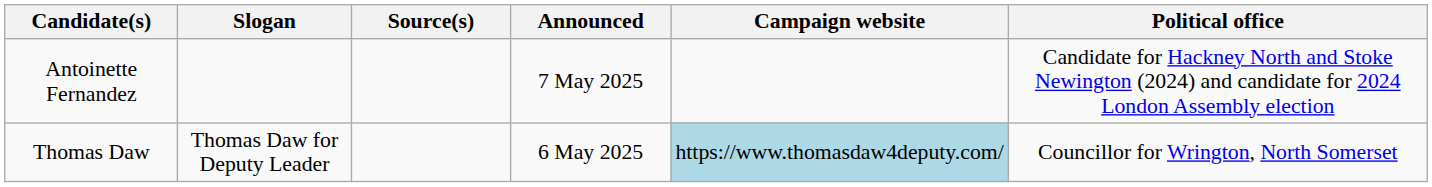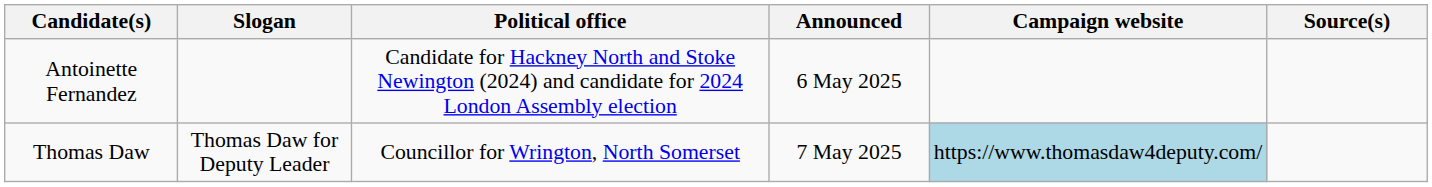columns swapped: (1218, 21) <-> (431, 21)
(591, 80) 7 May 2025 -> (849, 80) 6 May 2025
(591, 151) 6 May 2025 -> (849, 151) 7 May 2025
